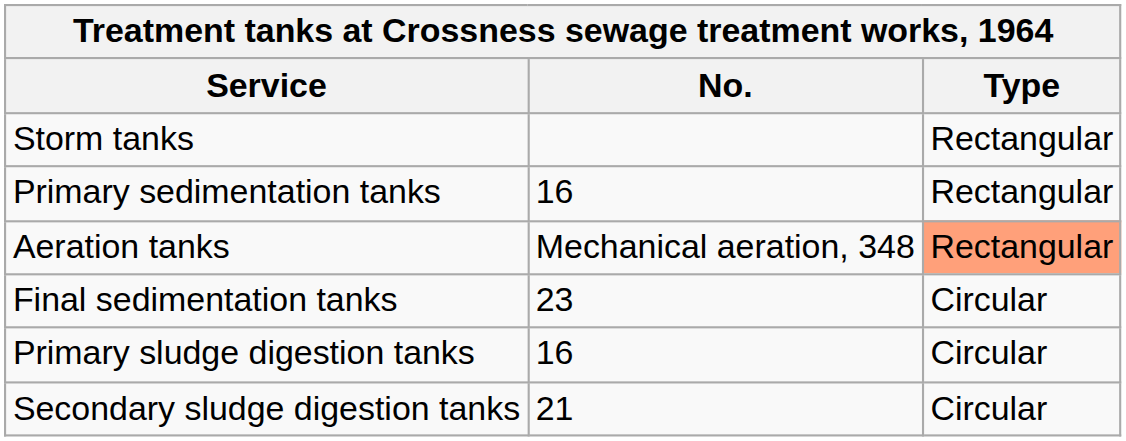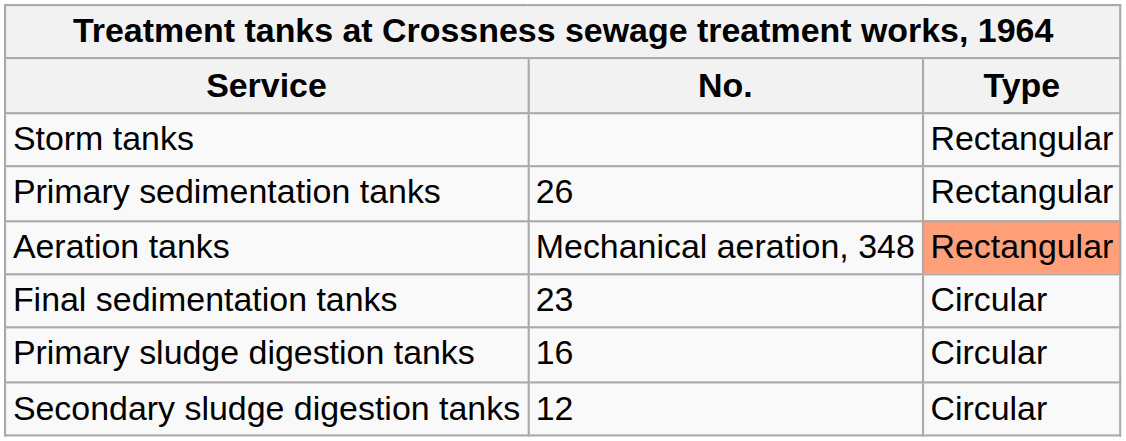(555, 192) 16 -> (555, 192) 26
(555, 407) 21 -> (555, 407) 12
